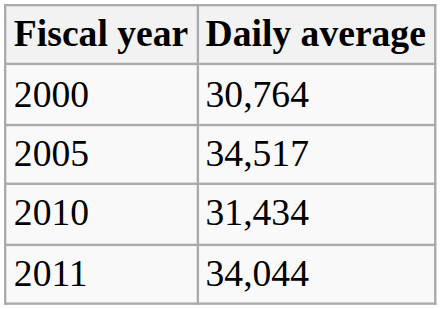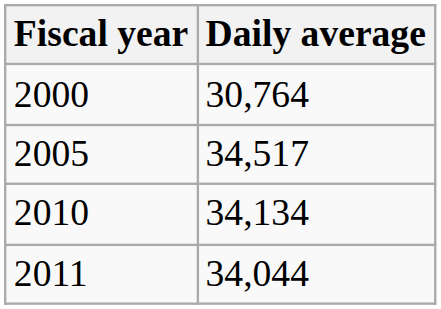(257, 213) 31,434 -> (257, 213) 34,134
